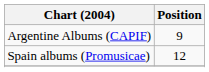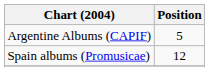(179, 35) 9 -> (179, 35) 5
